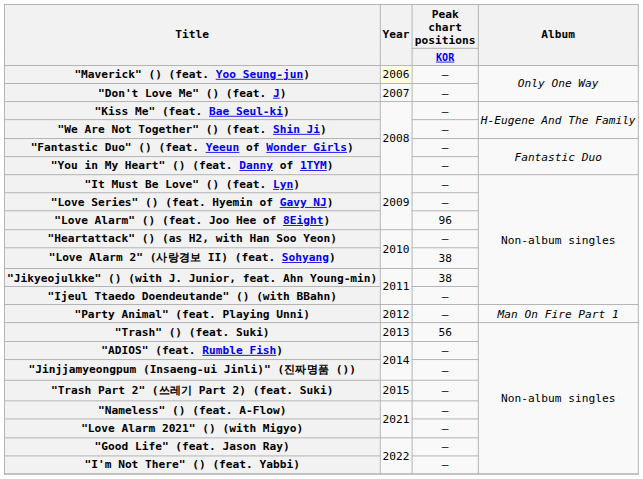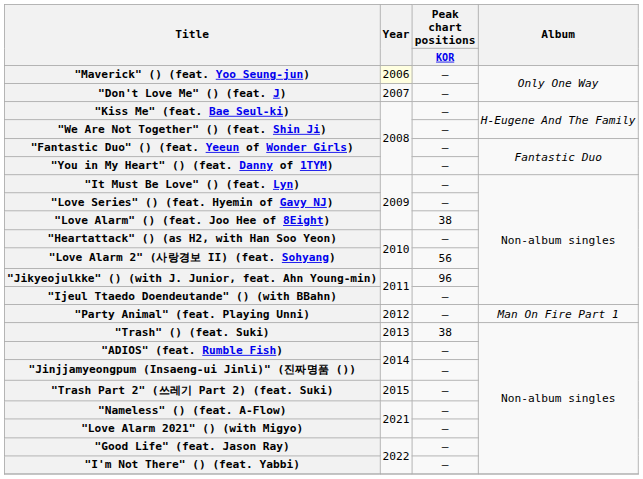(445, 220) 96 -> (445, 220) 38
(445, 258) 38 -> (445, 258) 56
(445, 277) 38 -> (445, 277) 96
(445, 332) 56 -> (445, 332) 38
